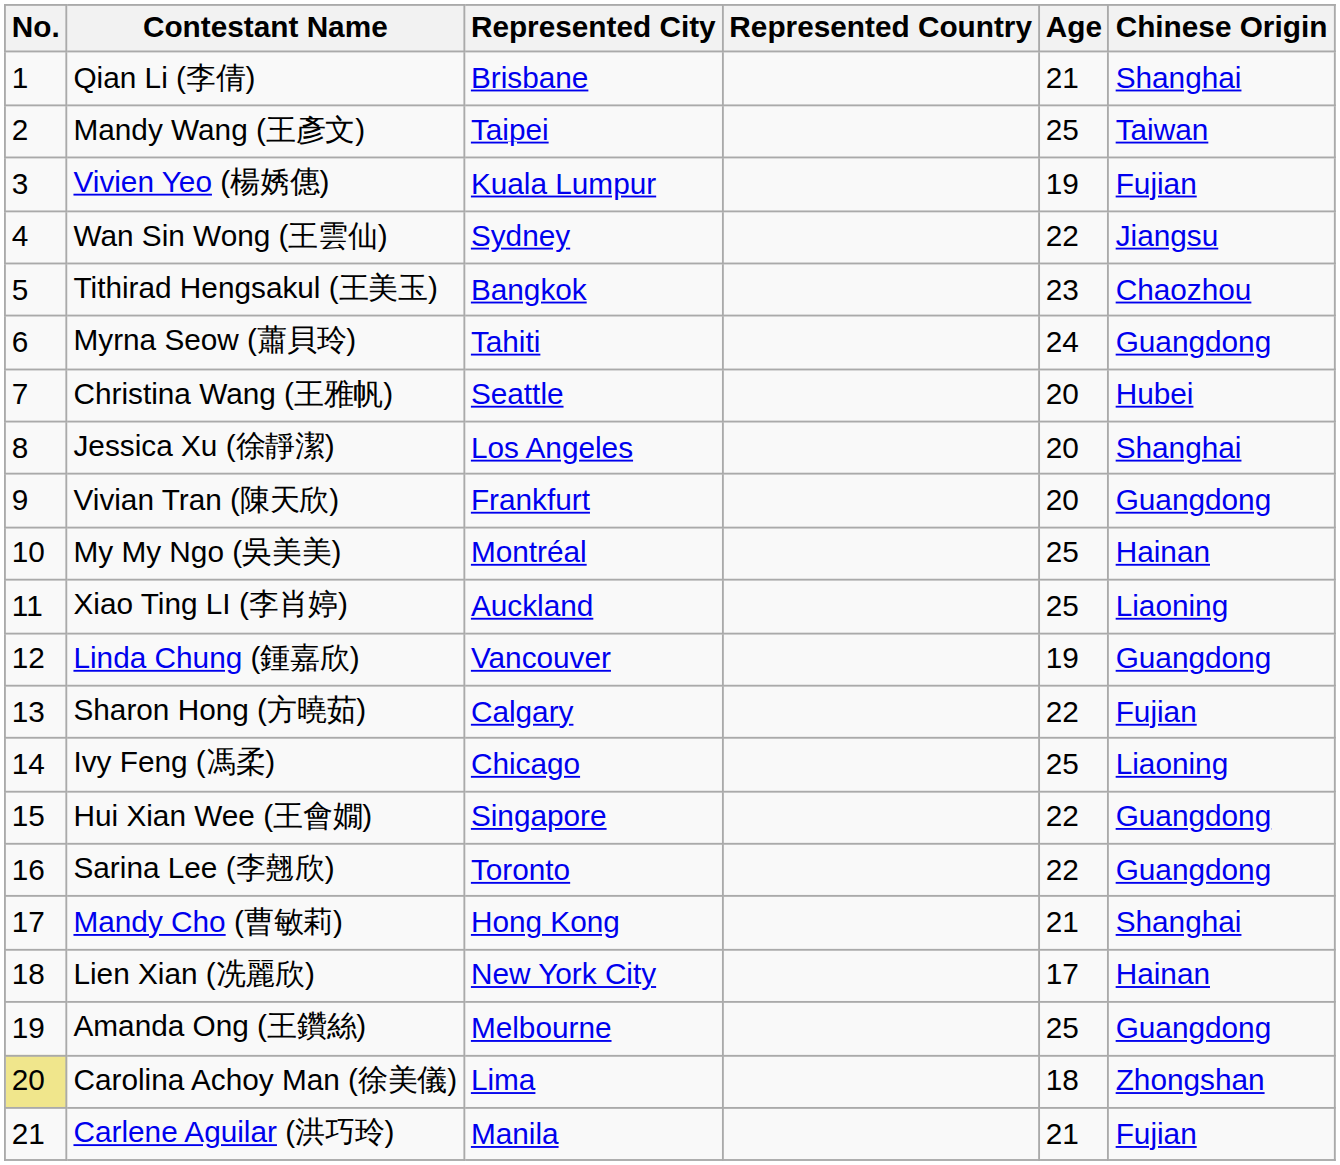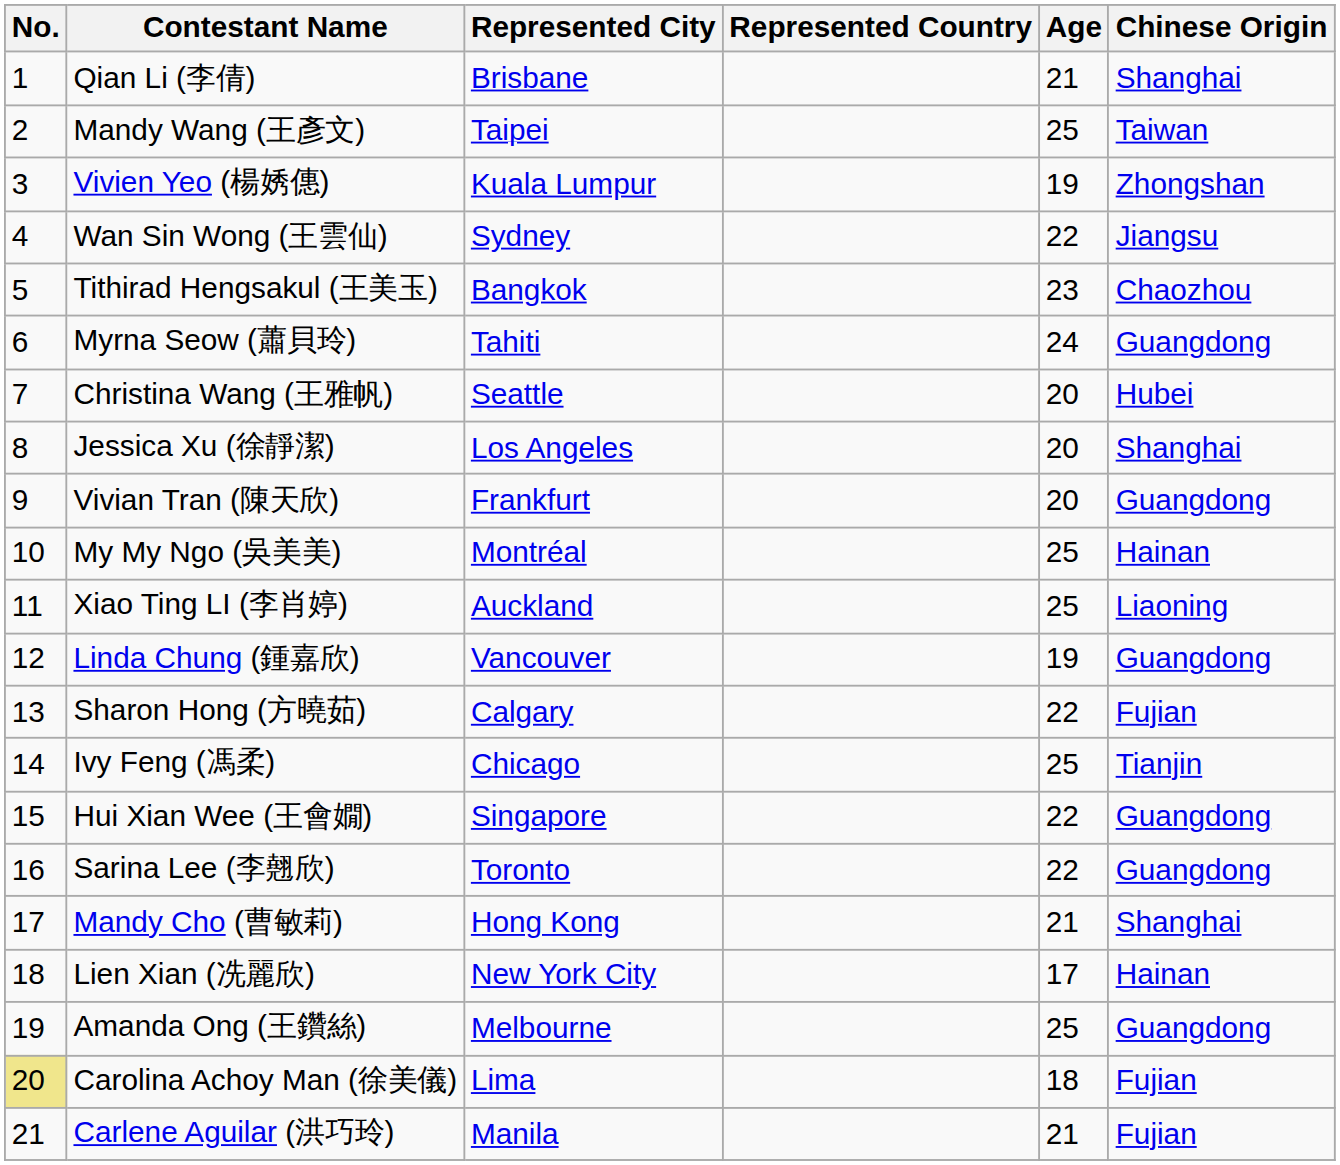(1156, 183) Fujian -> (1190, 183) Zhongshan
(1172, 764) Liaoning -> (1159, 764) Tianjin
(1190, 1080) Zhongshan -> (1156, 1080) Fujian
